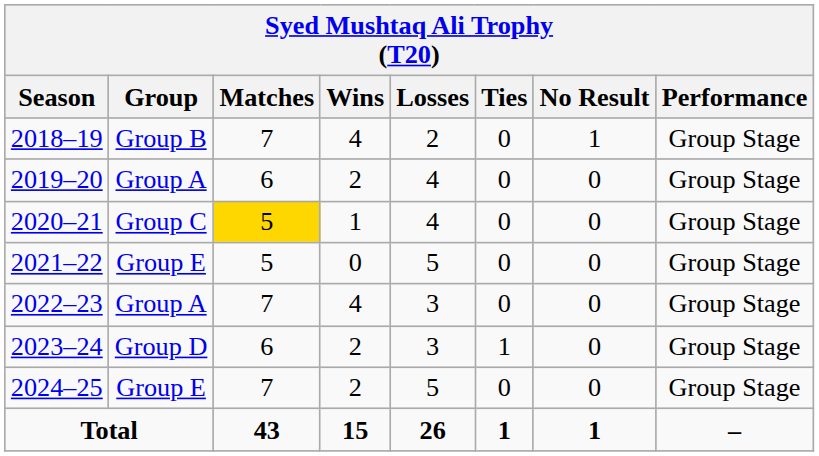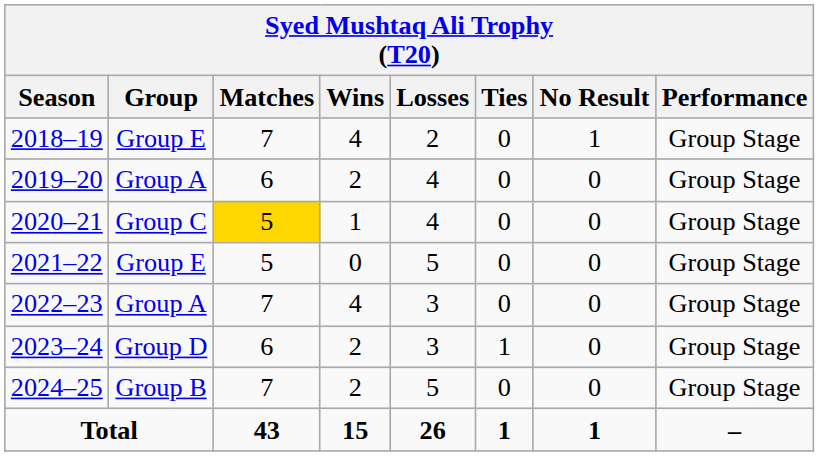(161, 138) Group B -> (161, 138) Group E
(161, 387) Group E -> (161, 387) Group B
